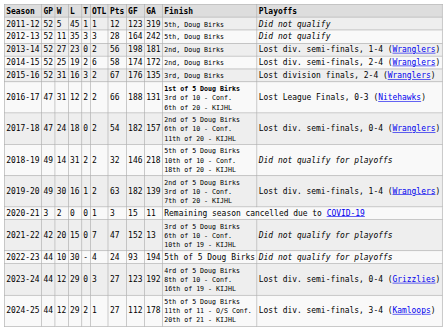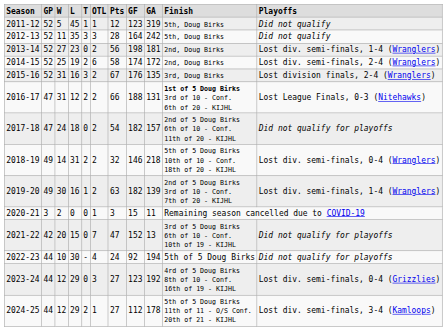(350, 129) Lost div. semi-finals, 0-4 (Wranglers) -> (326, 129) Did not qualify for playoffs
(326, 160) Did not qualify for playoffs -> (350, 160) Lost div. semi-finals, 0-4 (Wranglers)
(133, 257) 93 -> (133, 257) 92
